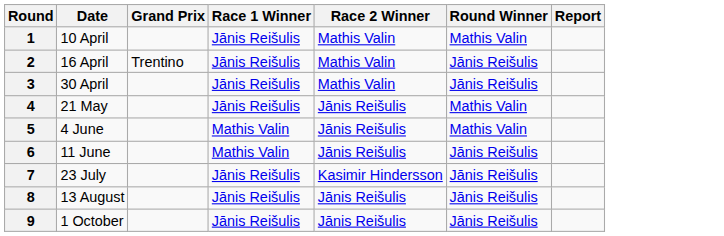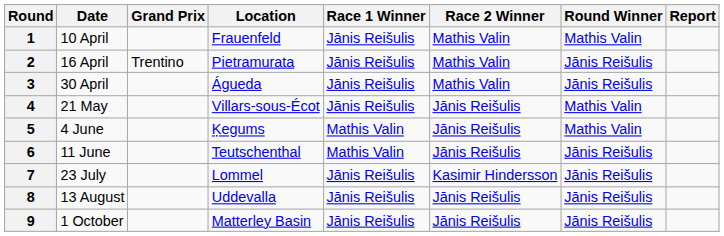+ column: (266, 15)
